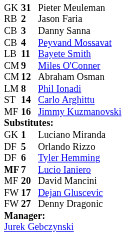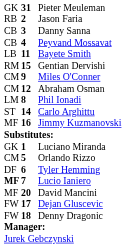+ row: (72, 65)
(10, 146) DF -> (12, 158) CM
(26, 204) 27 -> (26, 216) 18
